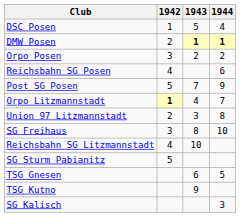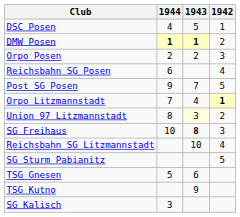columns swapped: (170, 12) <-> (222, 12)
(196, 116) no background -> (196, 116) lightyellow background
(196, 130) normal -> (196, 130) bold
